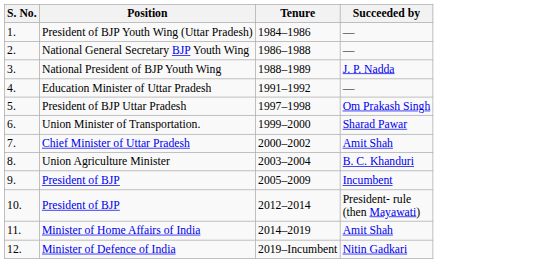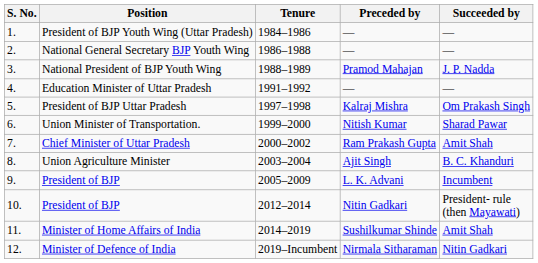+ column: (390, 13)
